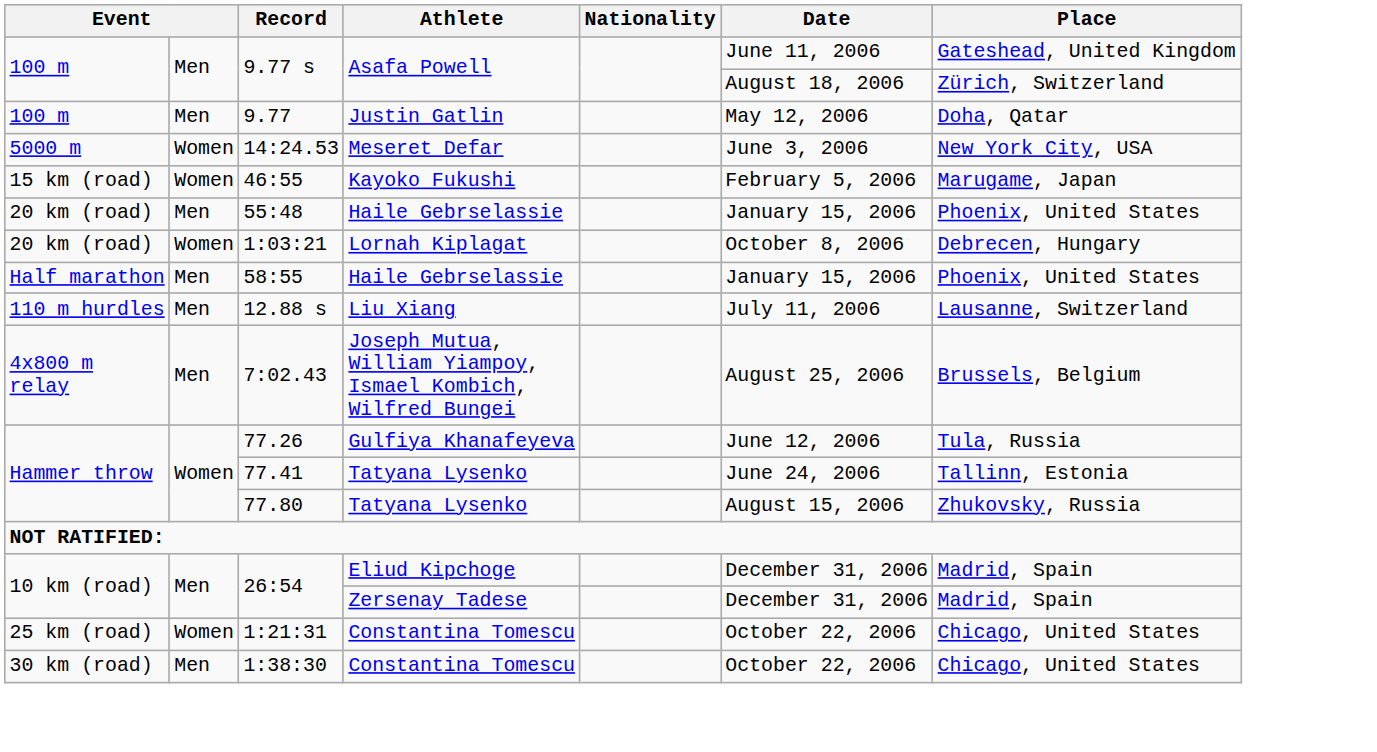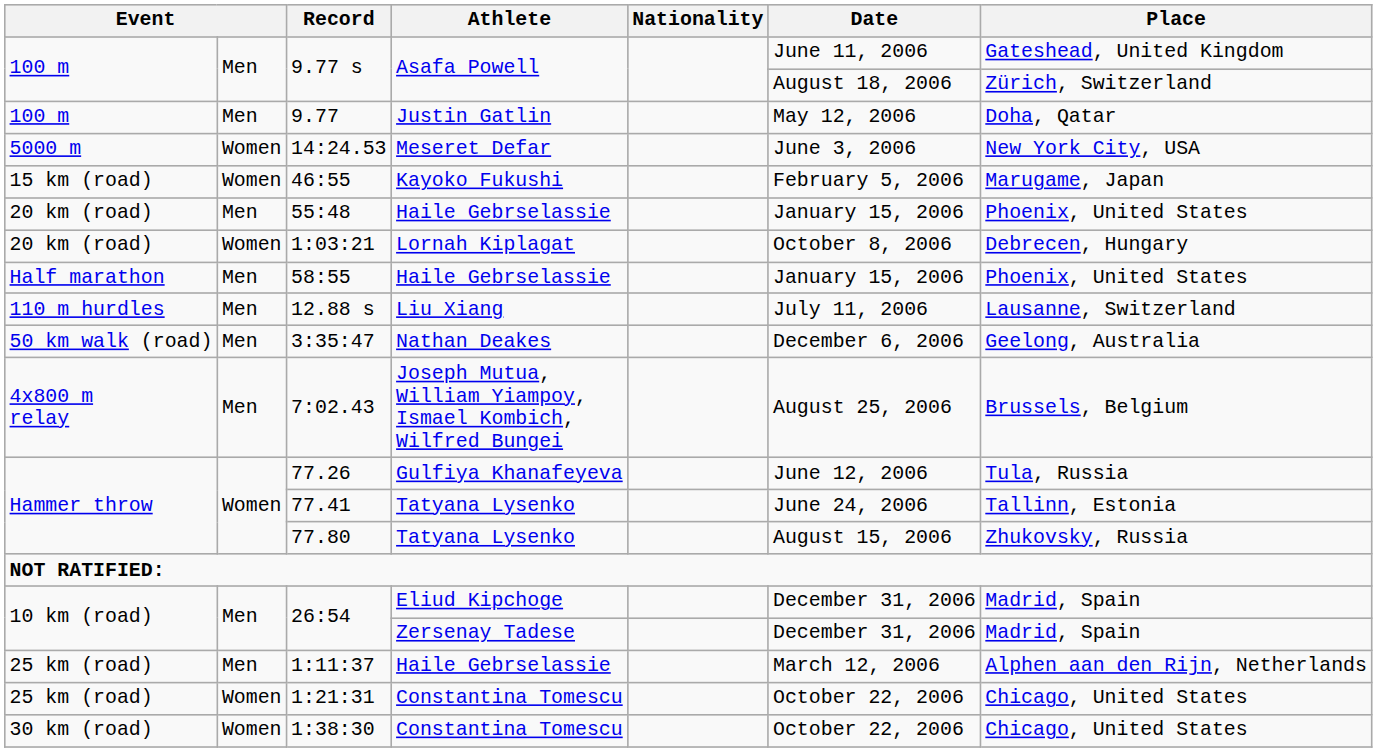+ row: (333, 342)
+ row: (333, 667)
(192, 667) Men -> (252, 731) Women
